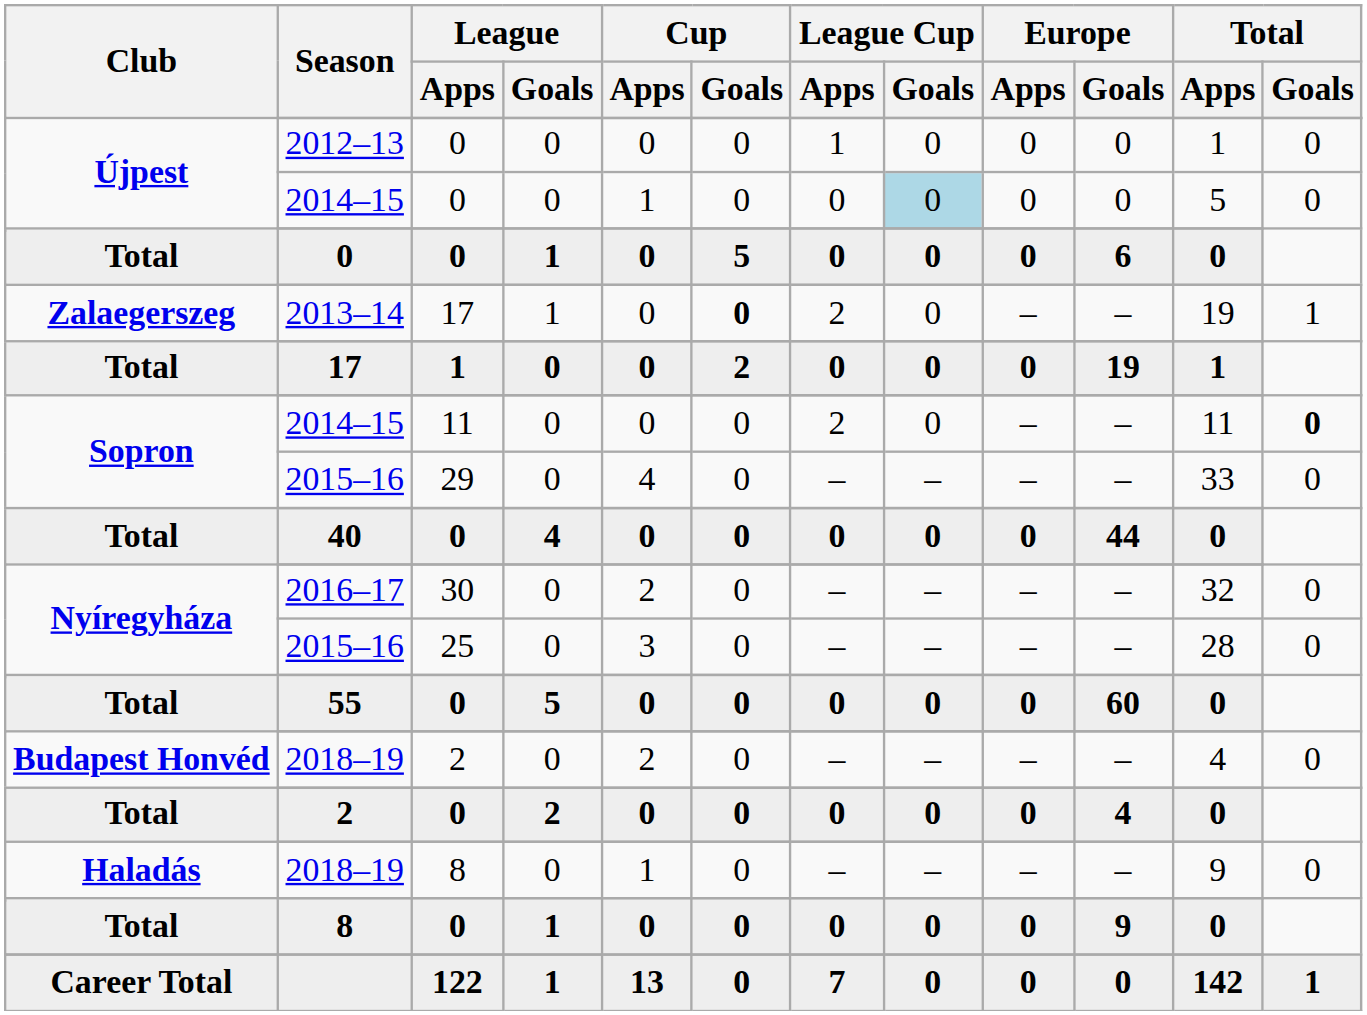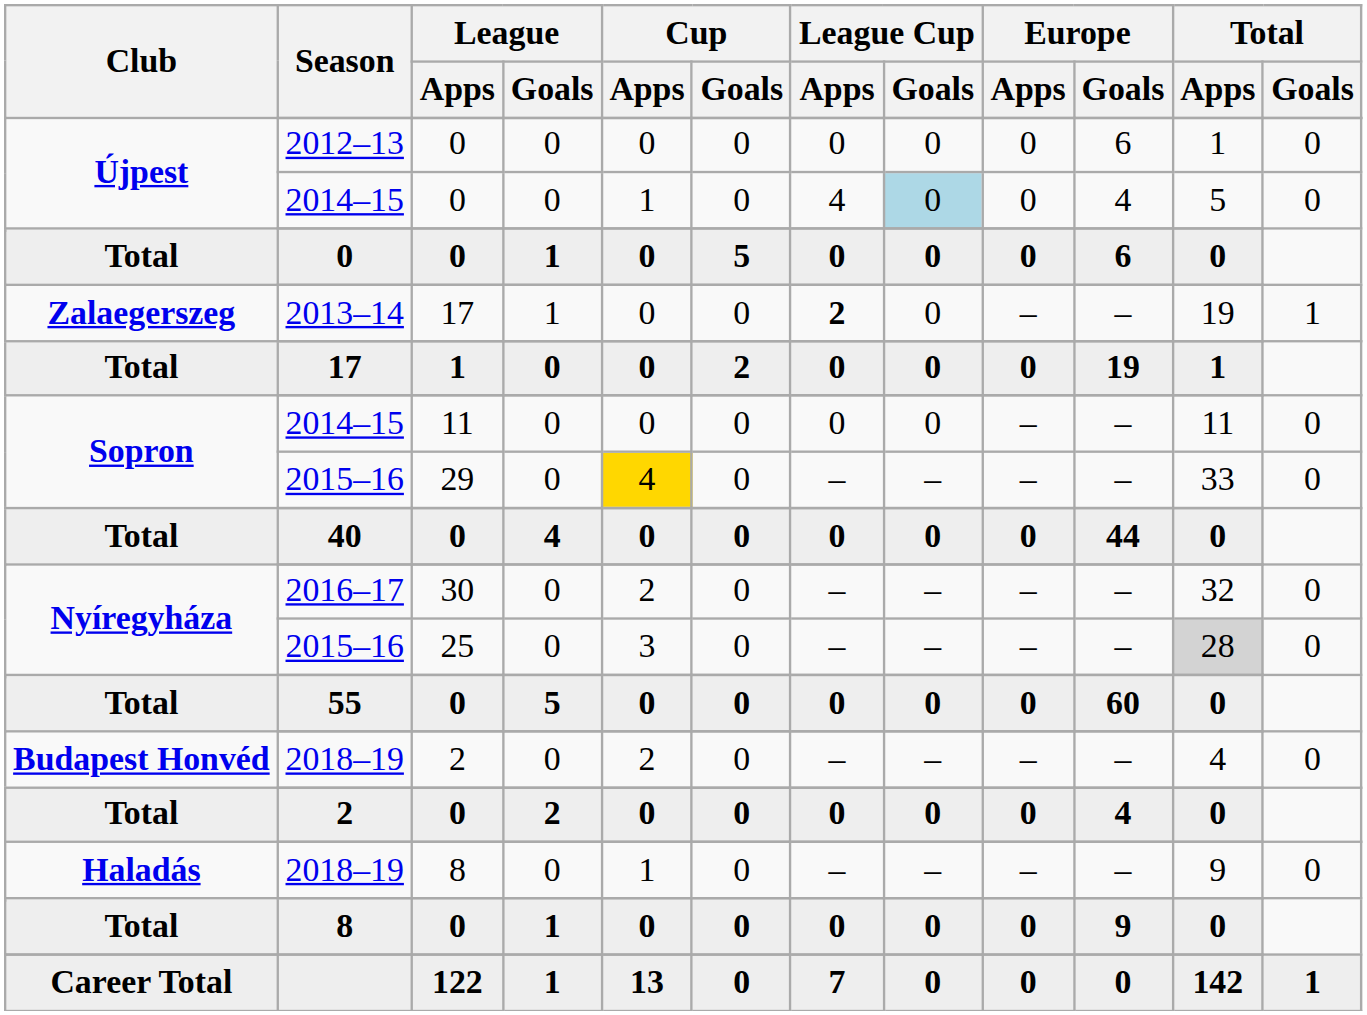(837, 144) 1 -> (837, 144) 0
(1123, 144) 0 -> (1123, 144) 6
(837, 200) 0 -> (837, 200) 4
(1123, 200) 0 -> (1123, 200) 4
(742, 311) bold -> (742, 311) normal
(837, 311) normal -> (837, 311) bold
(837, 423) 2 -> (837, 423) 0
(1313, 423) bold -> (1313, 423) normal
(647, 479) no background -> (647, 479) gold background
(1218, 646) no background -> (1218, 646) lightgrey background
